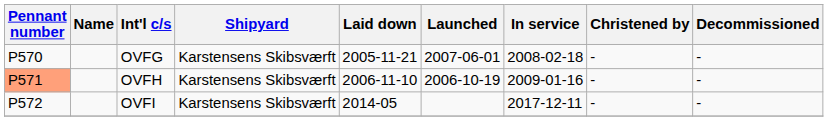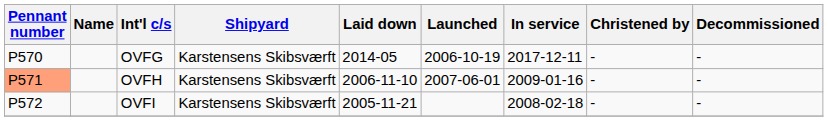(380, 56) 2005-11-21 -> (370, 56) 2014-05
(462, 56) 2007-06-01 -> (462, 56) 2006-10-19
(545, 56) 2008-02-18 -> (545, 56) 2017-12-11
(462, 80) 2006-10-19 -> (462, 80) 2007-06-01
(370, 103) 2014-05 -> (380, 103) 2005-11-21
(545, 103) 2017-12-11 -> (545, 103) 2008-02-18
